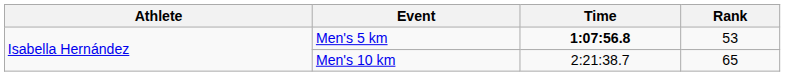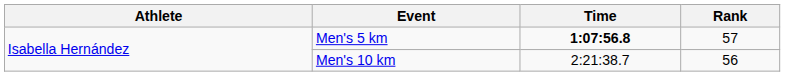(730, 38) 53 -> (730, 38) 57
(730, 61) 65 -> (730, 61) 56
